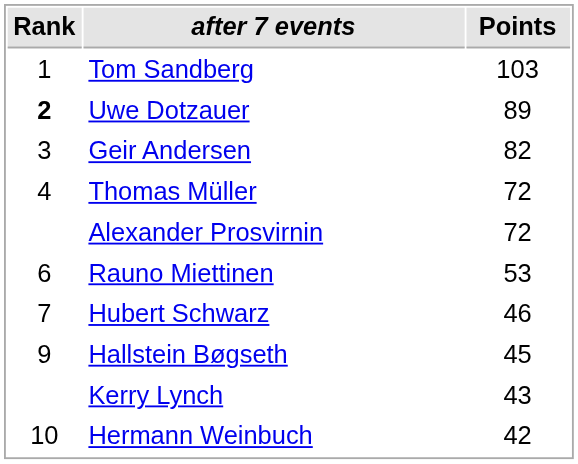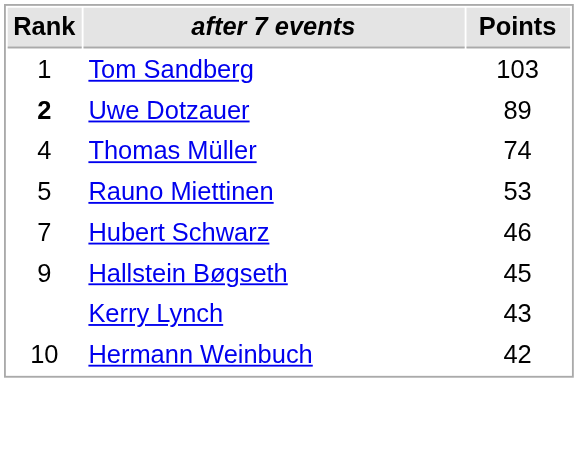- row: (170, 151)
(518, 192) 72 -> (518, 151) 74
- row: (206, 232)
(44, 273) 6 -> (44, 192) 5
